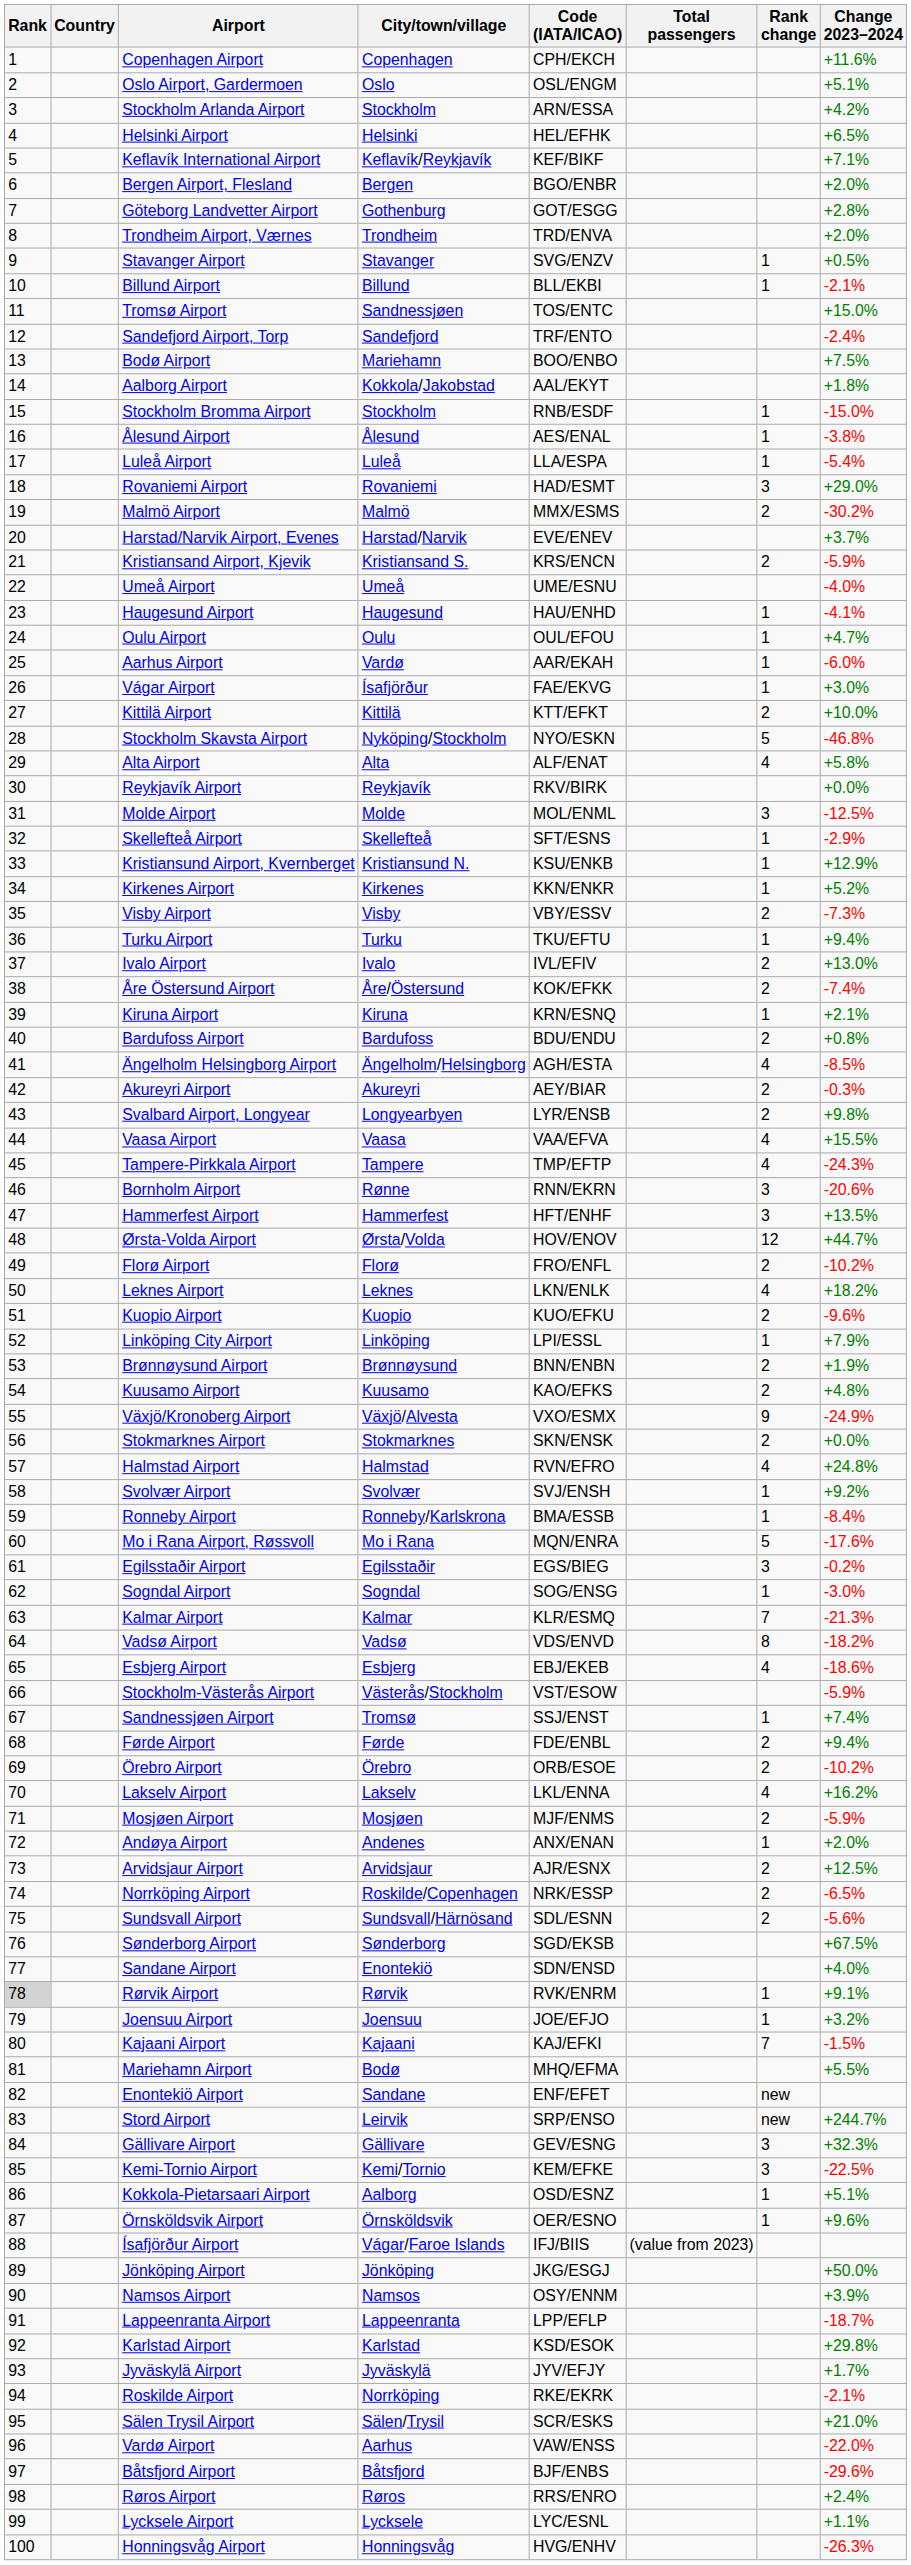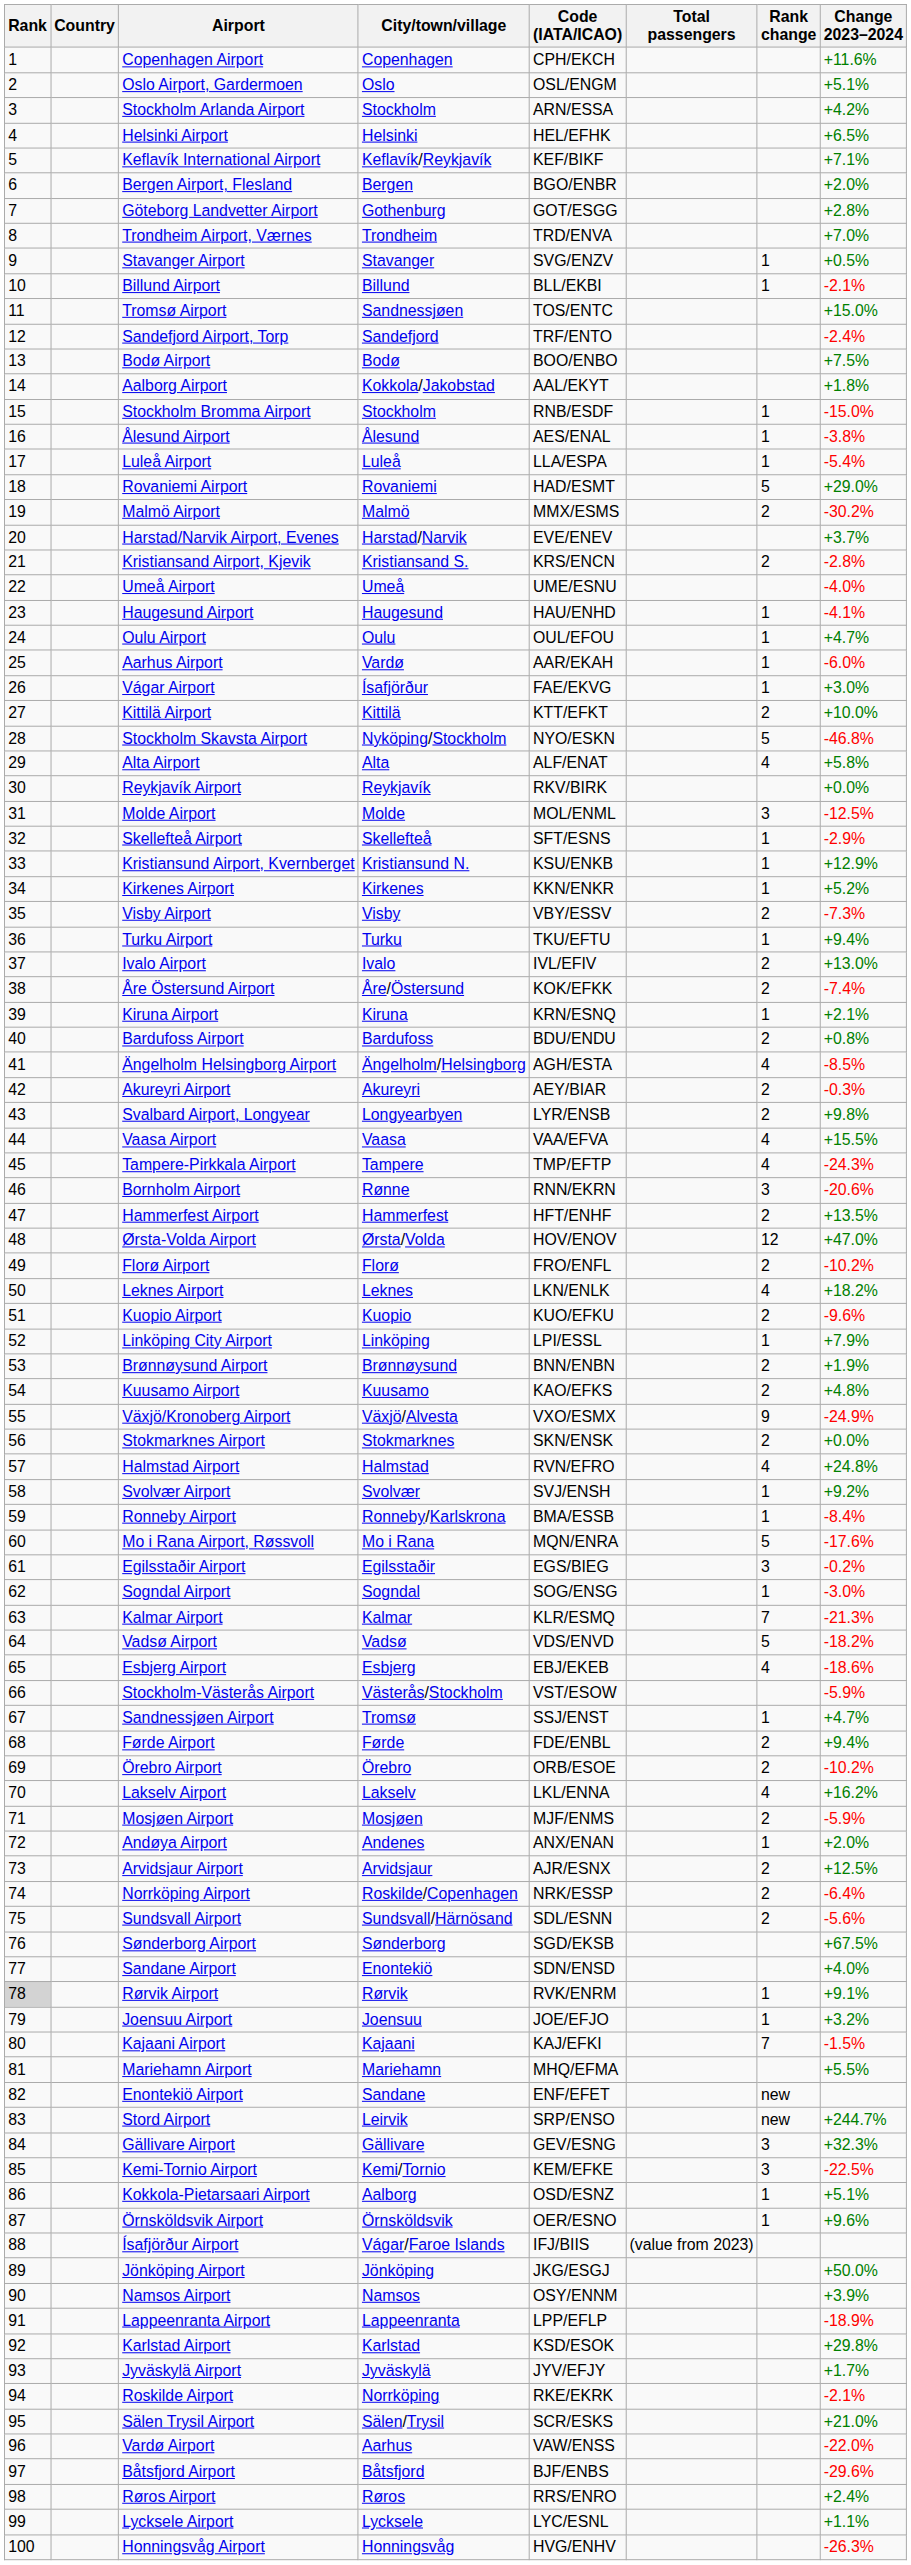(846, 235) +2.0% -> (846, 235) +7.0%
(402, 361) Mariehamn -> (381, 361) Bodø
(765, 487) 3 -> (765, 487) 5
(844, 562) -5.9% -> (844, 562) -2.8%
(765, 1215) 3 -> (765, 1215) 2
(851, 1240) +44.7% -> (851, 1240) +47.0%
(765, 1642) 8 -> (765, 1642) 5
(846, 1718) +7.4% -> (846, 1718) +4.7%
(844, 1893) -6.5% -> (844, 1893) -6.4%
(381, 2069) Bodø -> (402, 2069) Mariehamn
(849, 2320) -18.7% -> (849, 2320) -18.9%
